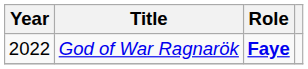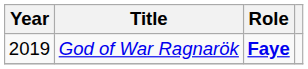(30, 48) 2022 -> (30, 48) 2019
